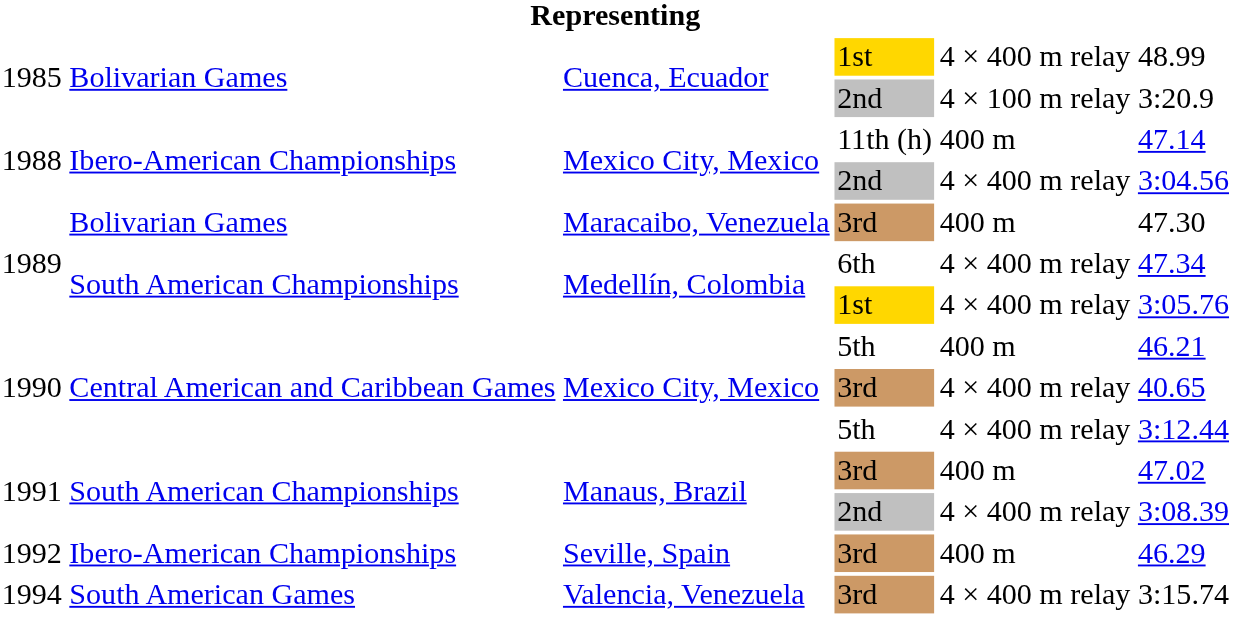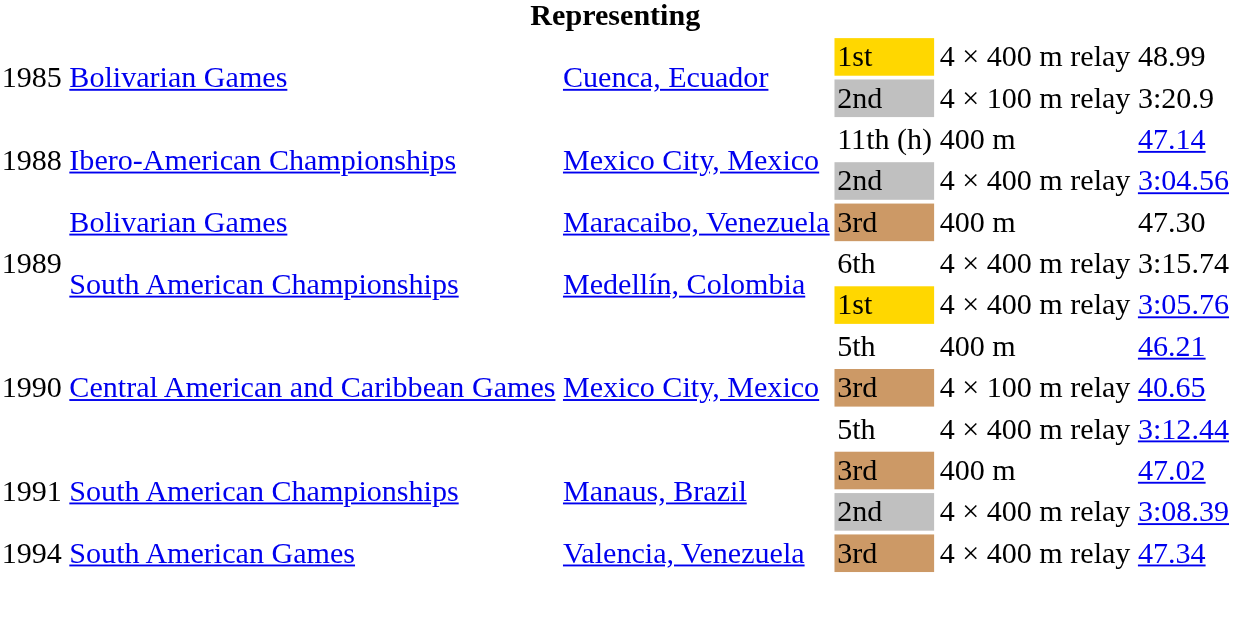(1172, 263) 47.34 -> (1183, 263) 3:15.74
(1035, 387) 4 × 400 m relay -> (1035, 387) 4 × 100 m relay
- row: (32, 552)
(1183, 594) 3:15.74 -> (1172, 552) 47.34
